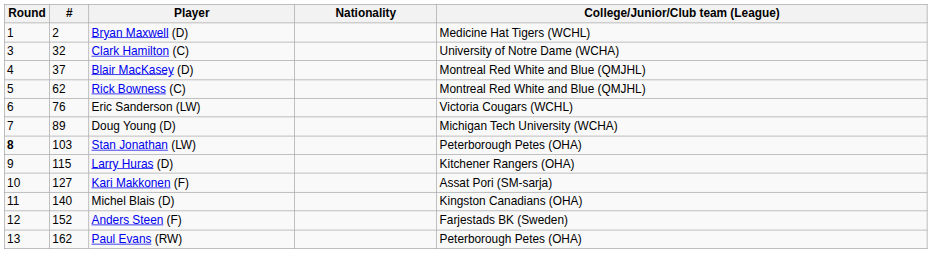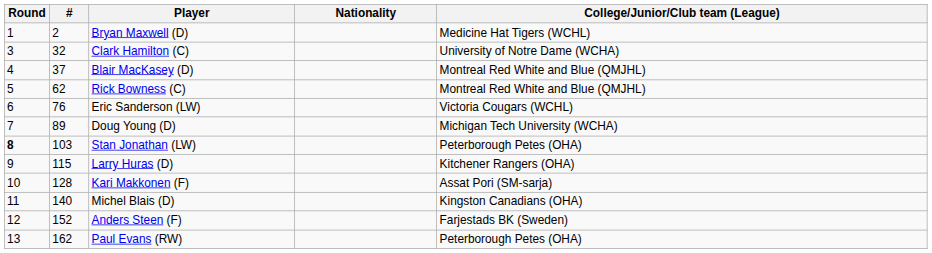(62, 182) 127 -> (62, 182) 128
